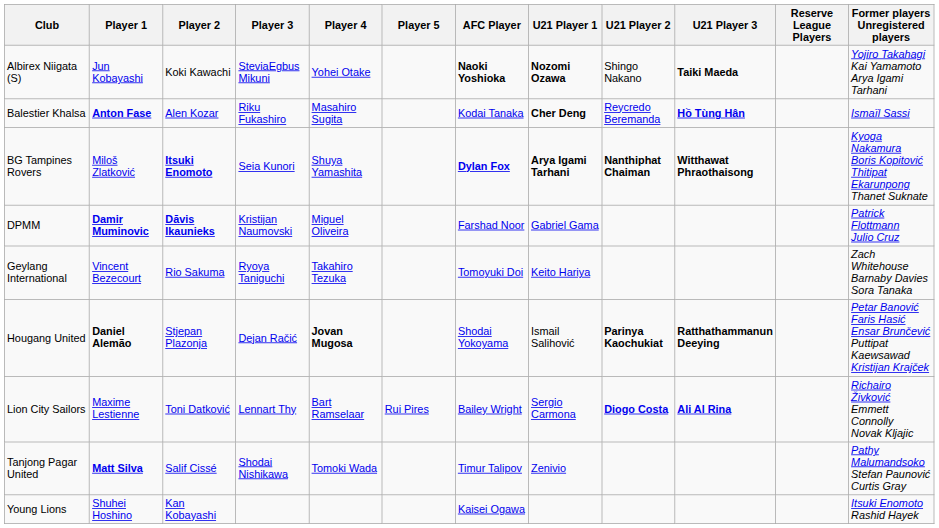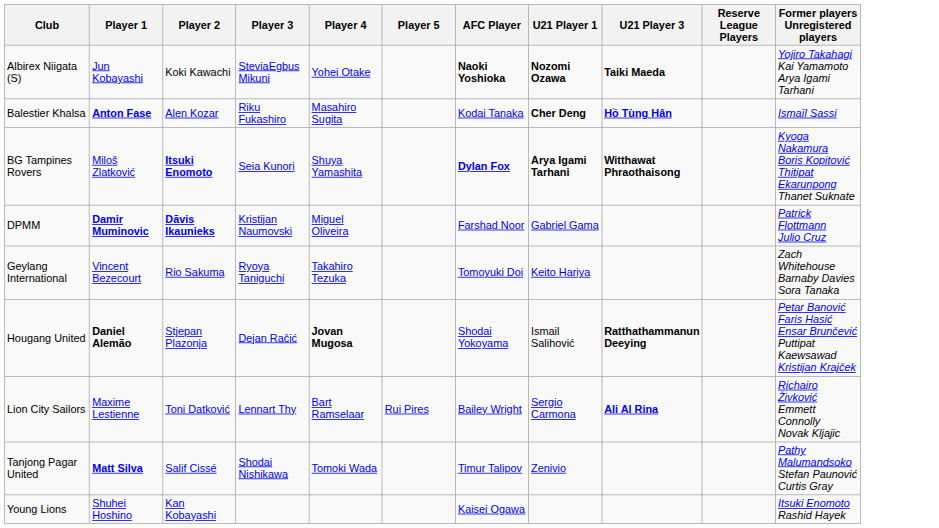- column: (638, 25)
